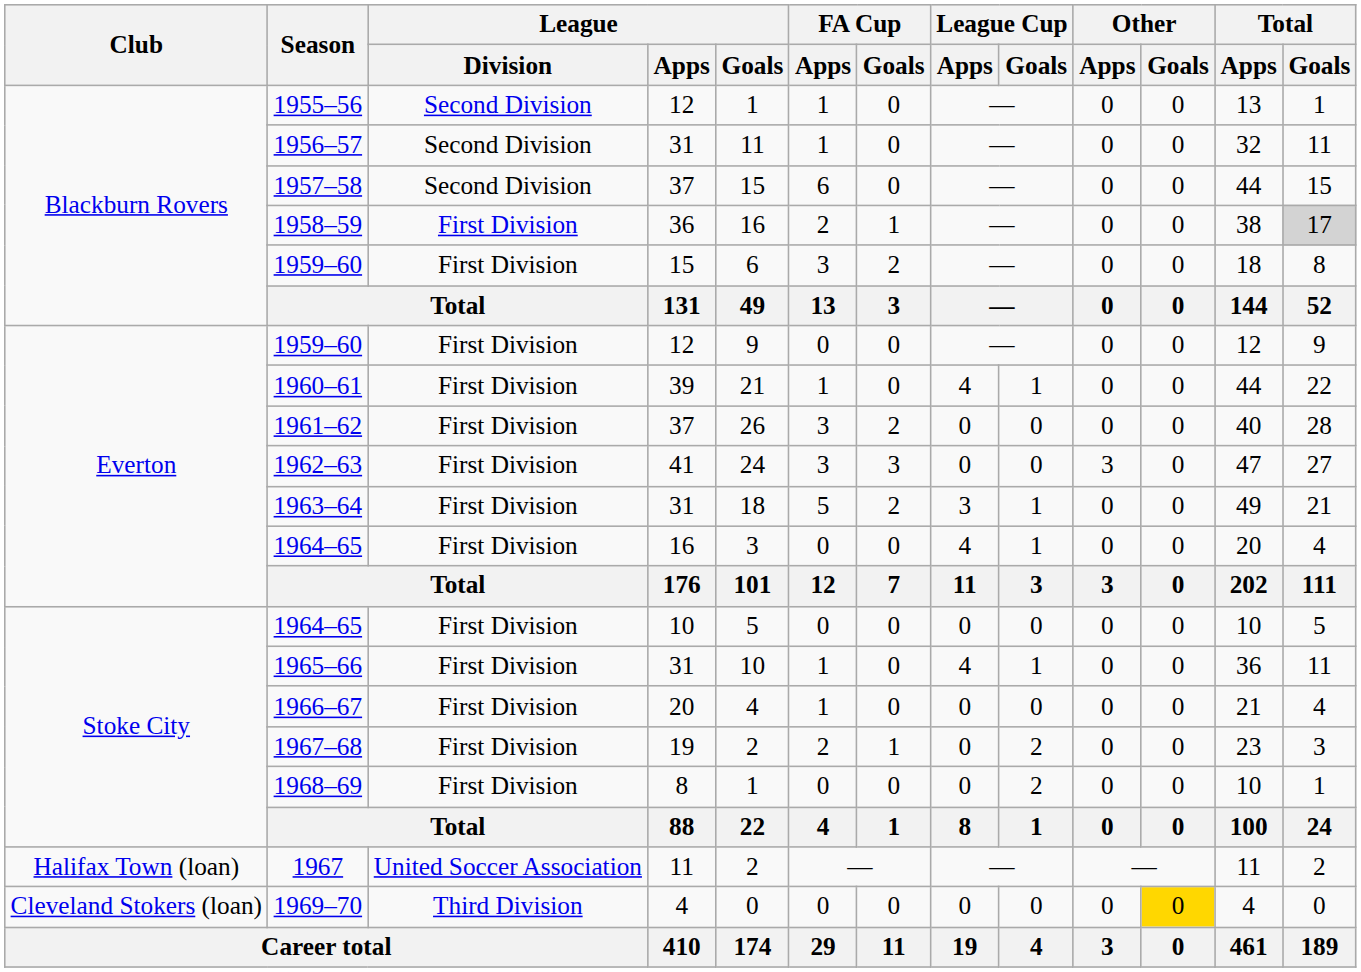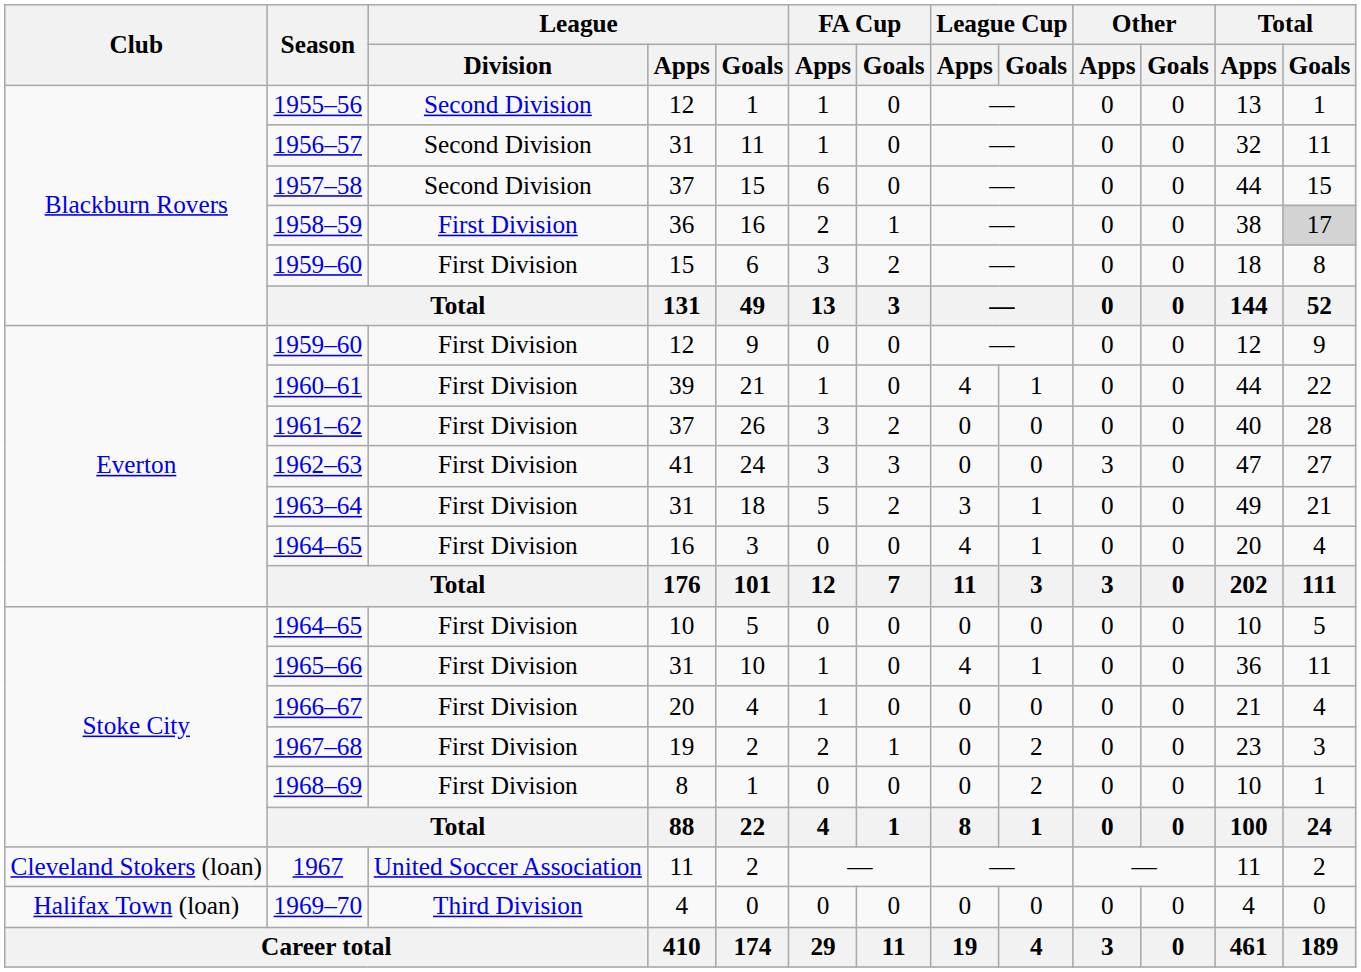(136, 866) Halifax Town (loan) -> (136, 866) Cleveland Stokers (loan)
(136, 906) Cleveland Stokers (loan) -> (136, 906) Halifax Town (loan)
(1178, 906) gold background -> (1178, 906) no background
